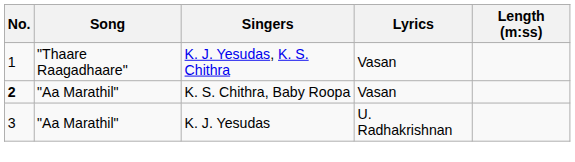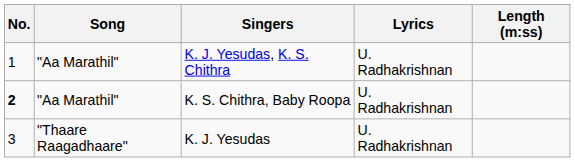(82, 62) "Thaare Raagadhaare" -> (78, 62) "Aa Marathil"
(377, 62) Vasan -> (405, 62) U. Radhakrishnan
(377, 92) Vasan -> (405, 100) U. Radhakrishnan
(78, 123) "Aa Marathil" -> (82, 138) "Thaare Raagadhaare"
